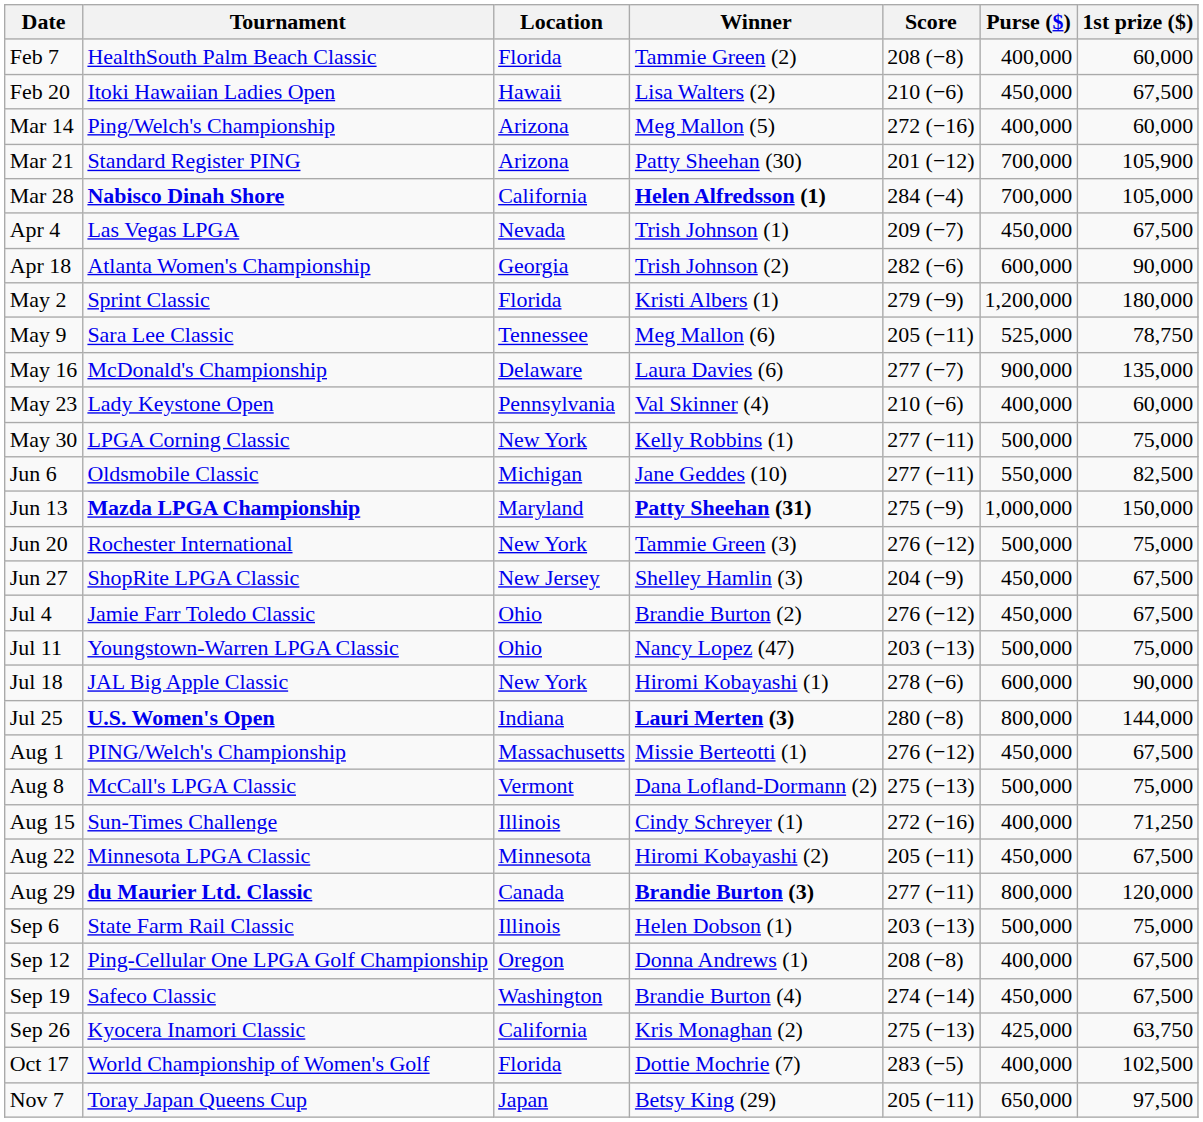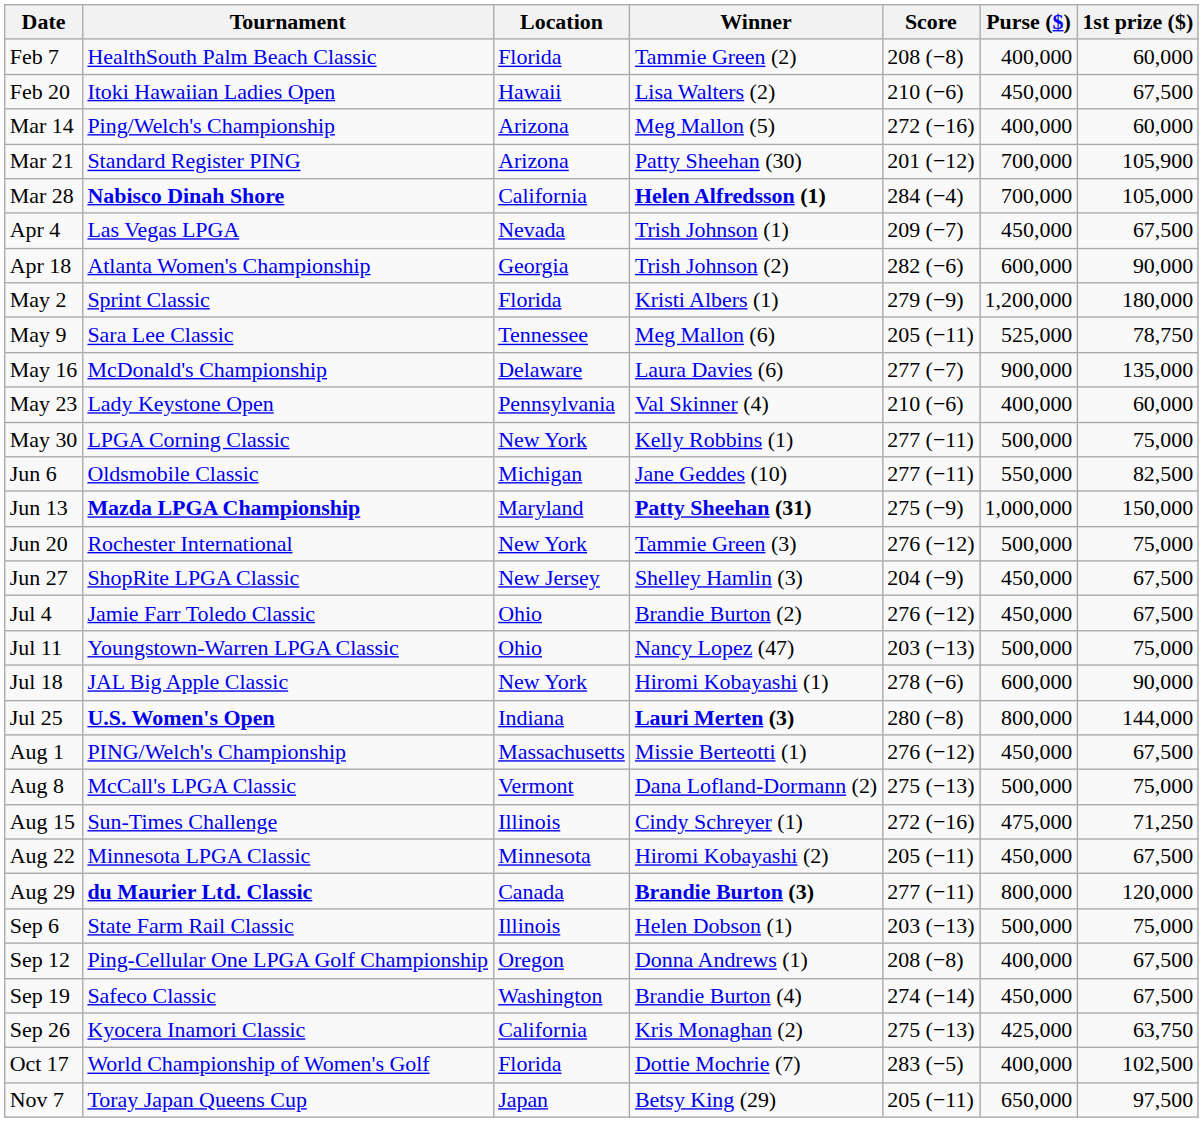(1037, 821) 400,000 -> (1037, 821) 475,000
